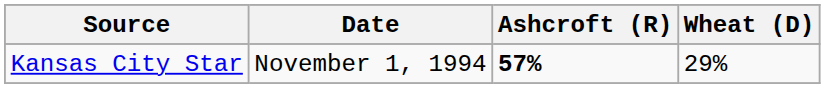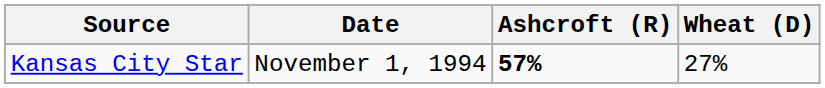(705, 64) 29% -> (705, 64) 27%
